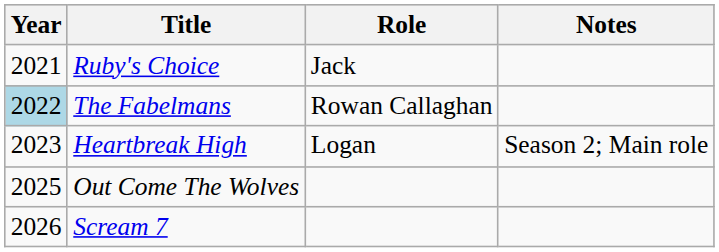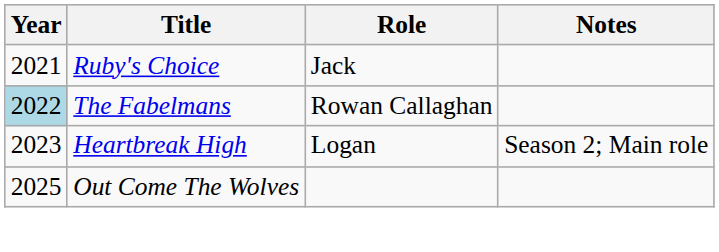- row: (120, 226)
